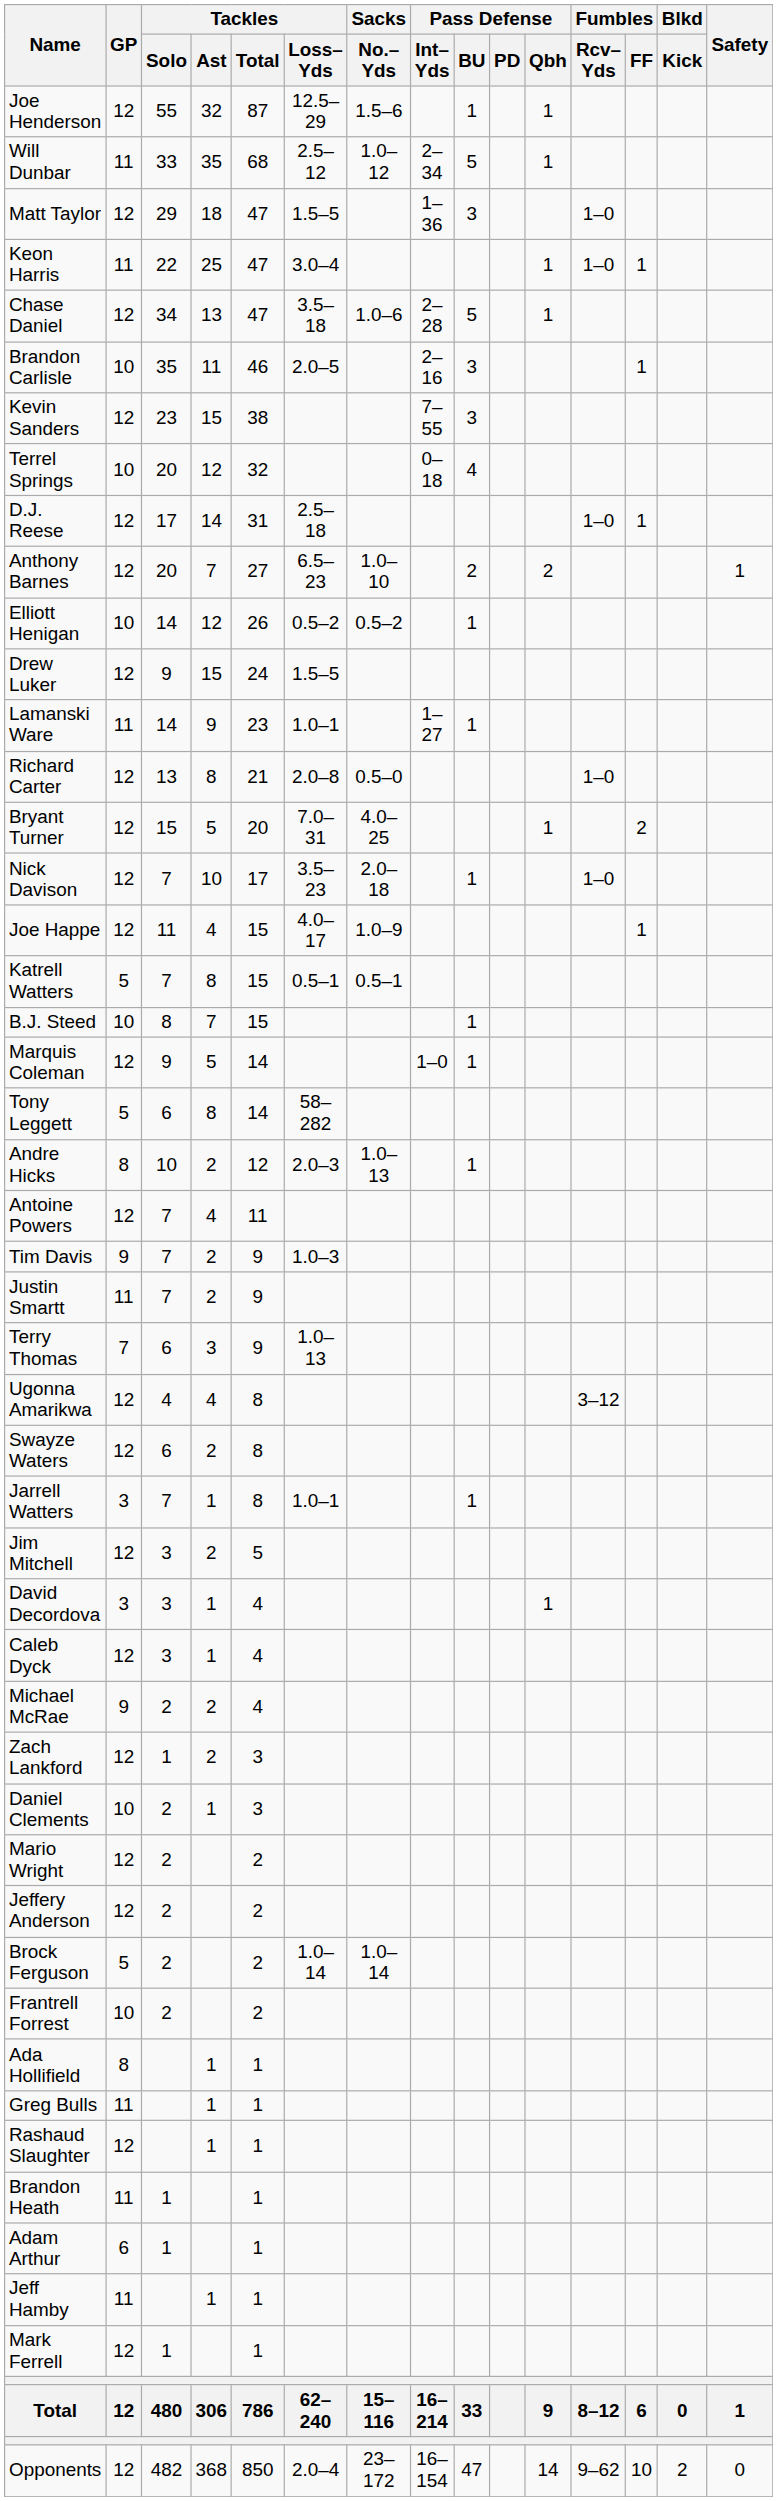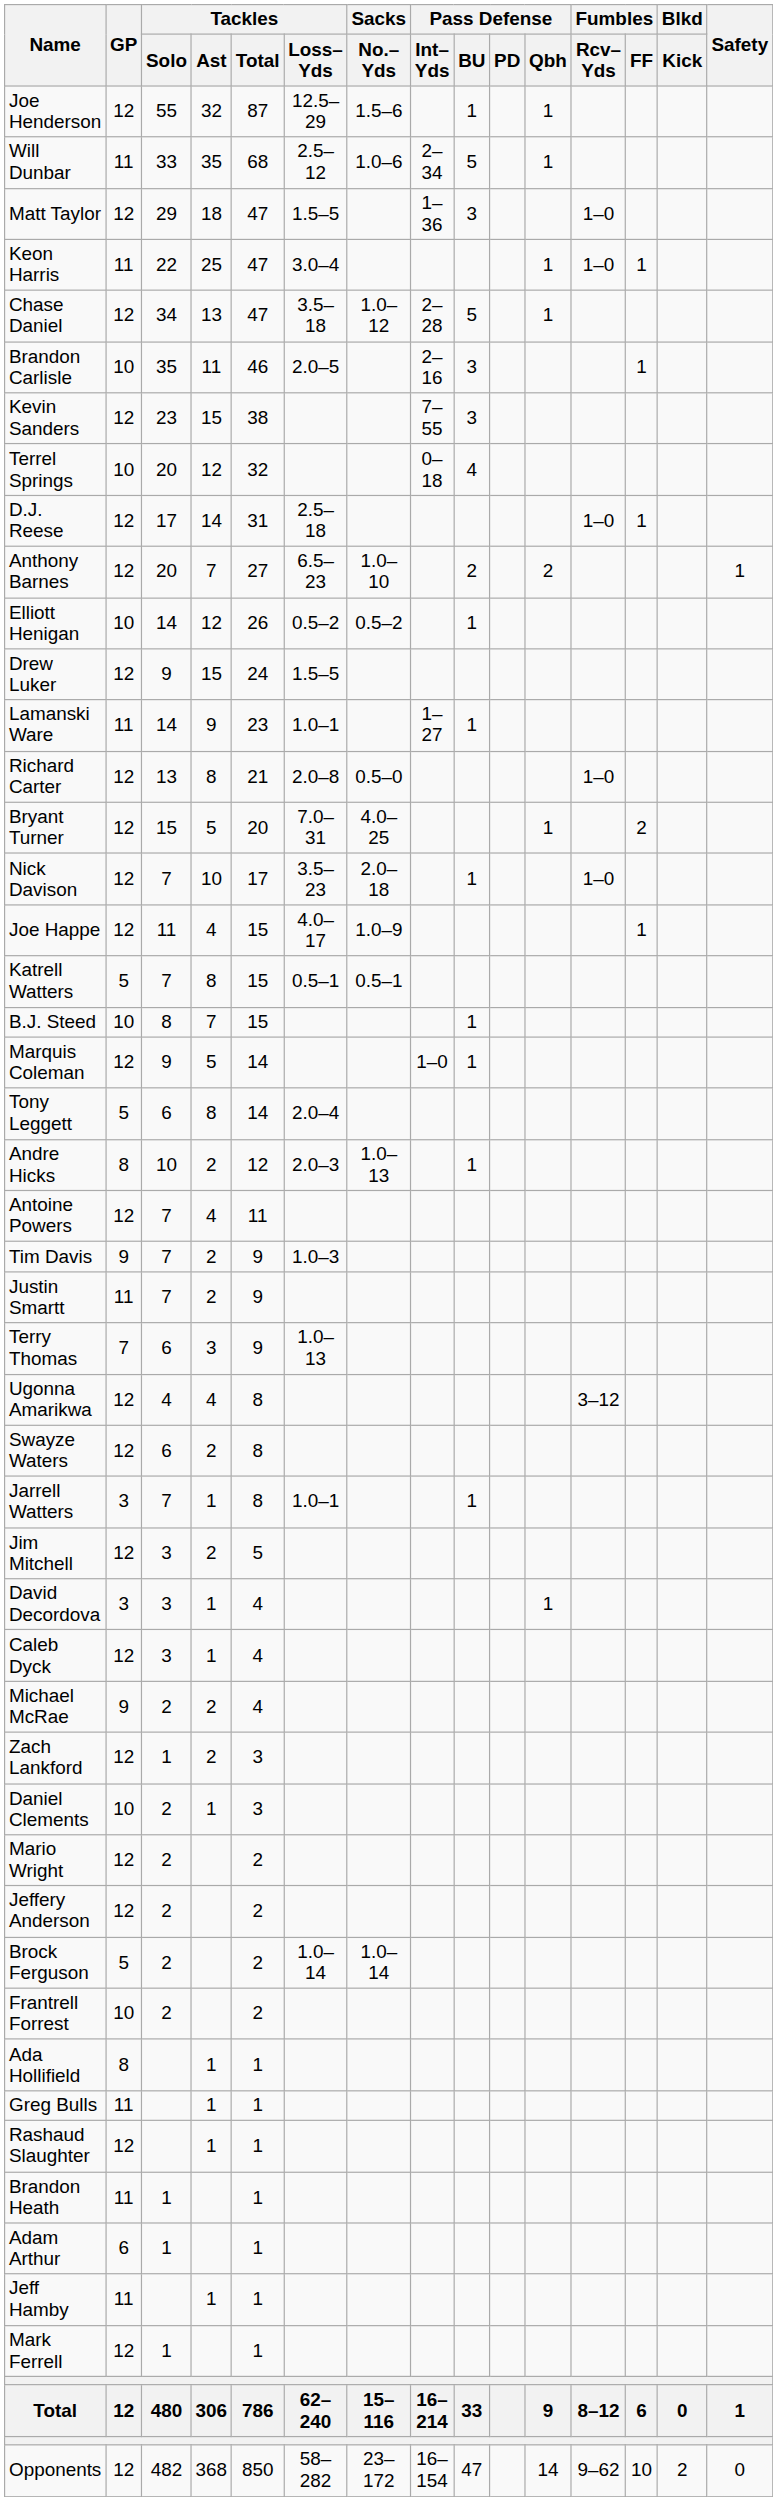(379, 162) 1.0–12 -> (379, 162) 1.0–6
(379, 315) 1.0–6 -> (379, 315) 1.0–12
(316, 1113) 58–282 -> (316, 1113) 2.0–4
(316, 2470) 2.0–4 -> (316, 2470) 58–282
